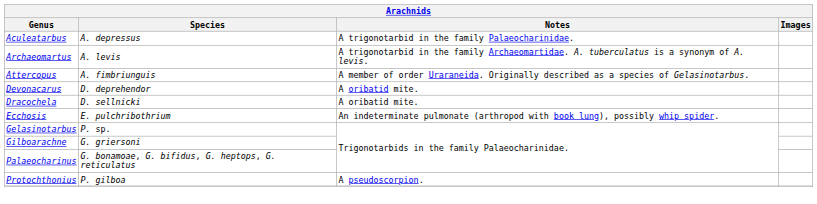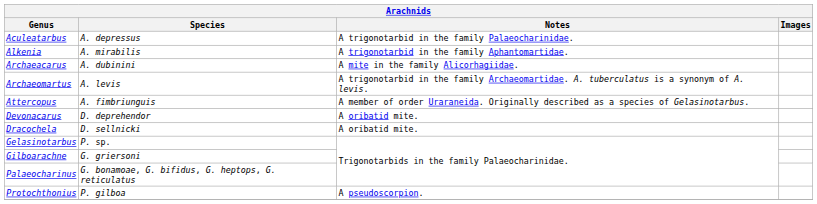+ row: (24, 52)
+ row: (36, 65)
- row: (26, 116)
